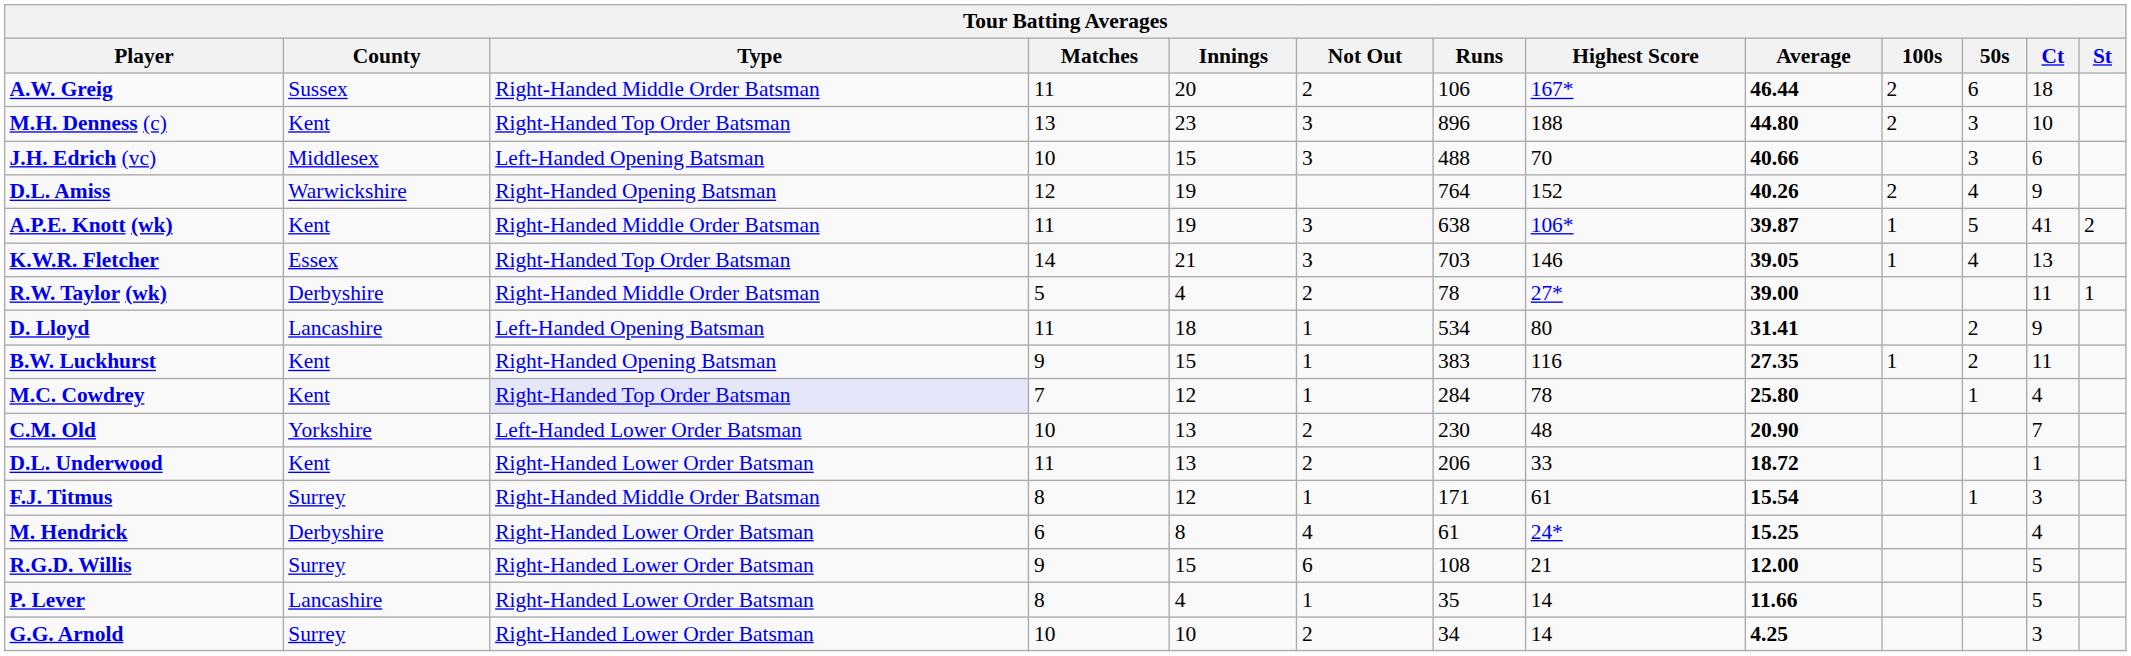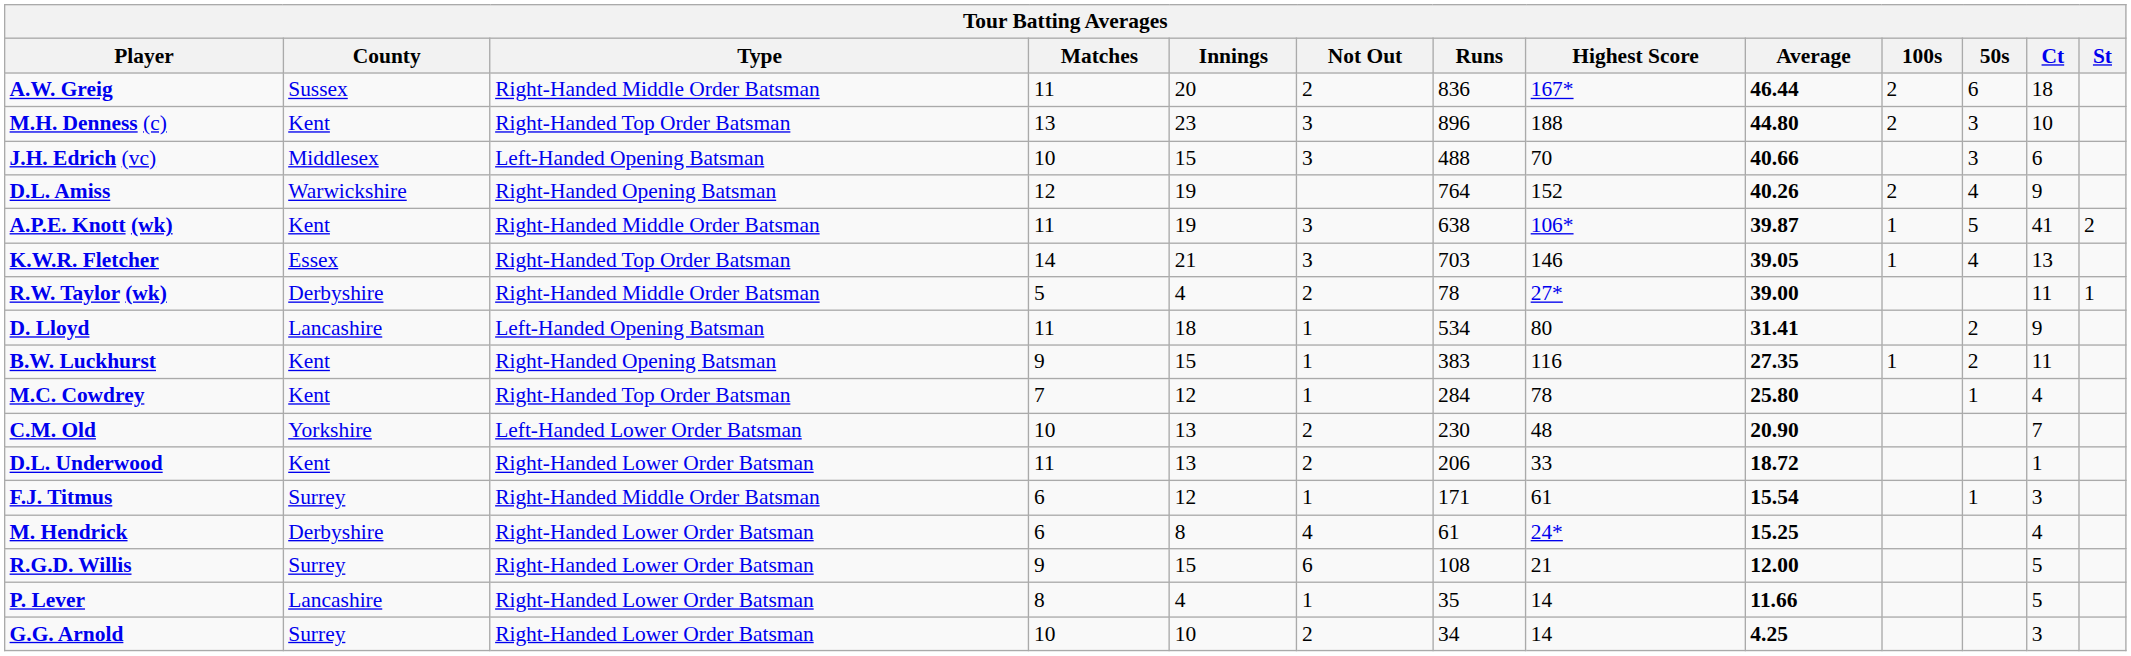(1454, 89) 106 -> (1454, 89) 836
(643, 395) lavender background -> (643, 395) no background
(1039, 497) 8 -> (1039, 497) 6
